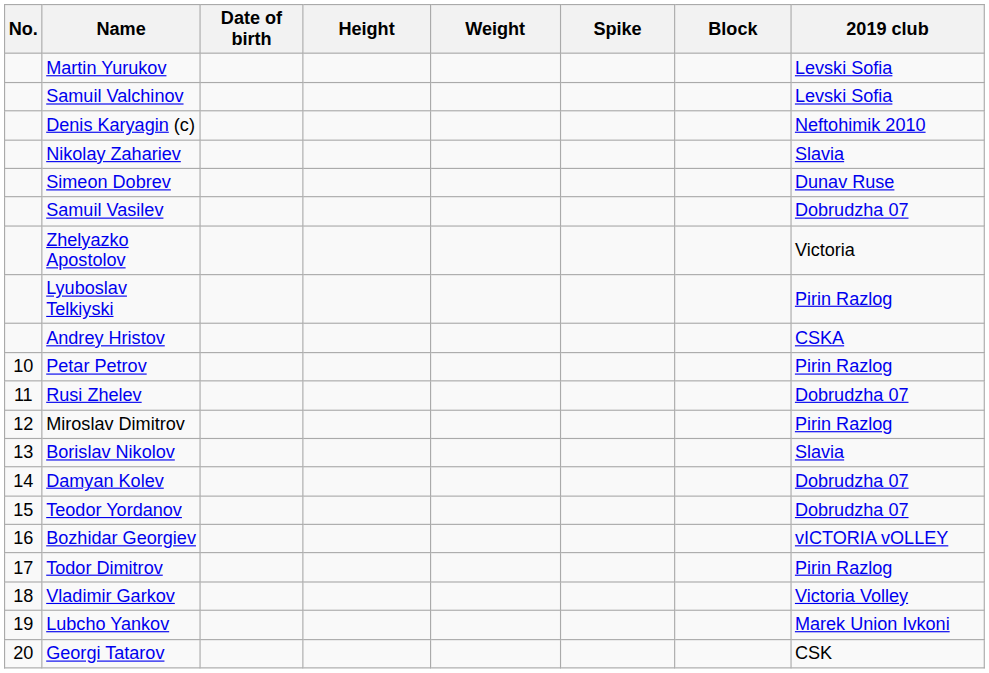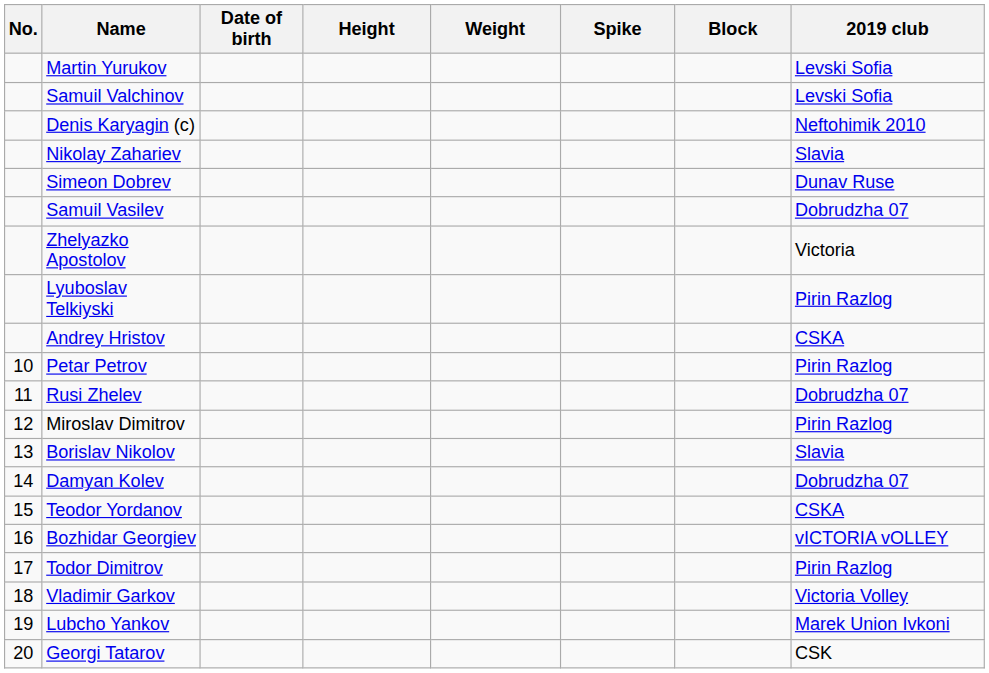(852, 509) Dobrudzha 07 -> (820, 509) CSKA
